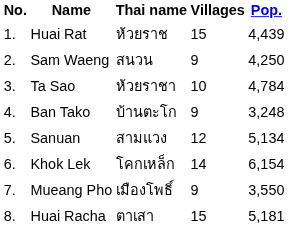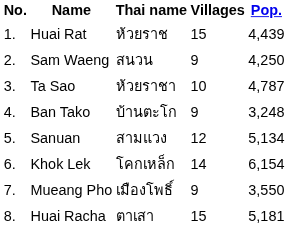(266, 85) 4,784 -> (266, 85) 4,787
